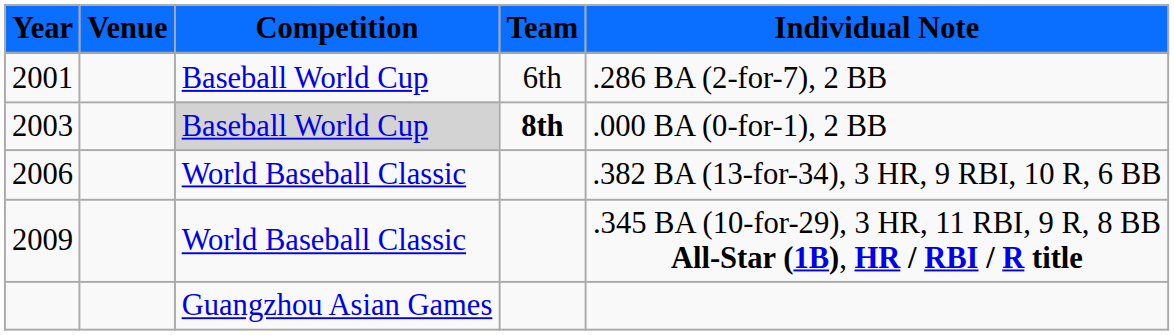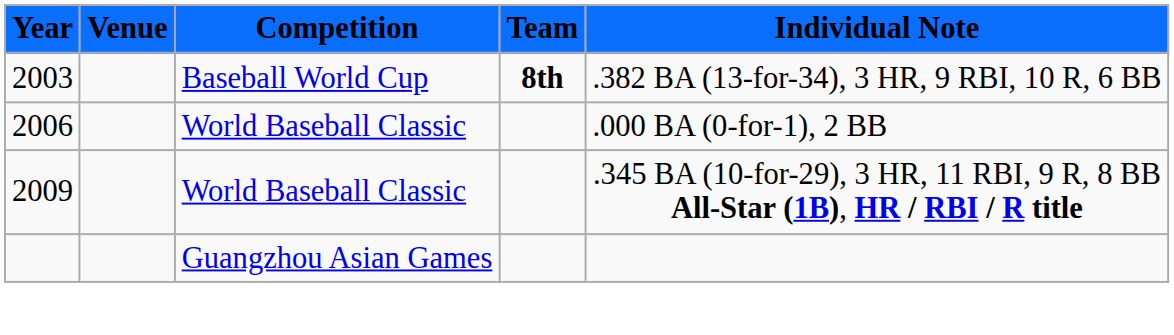- row: (43, 77)
(305, 125) lightgrey background -> (305, 77) no background
(740, 125) .000 BA (0-for-1), 2 BB -> (877, 77) .382 BA (13-for-34), 3 HR, 9 RBI, 10 R, 6 BB
(877, 174) .382 BA (13-for-34), 3 HR, 9 RBI, 10 R, 6 BB -> (740, 125) .000 BA (0-for-1), 2 BB
